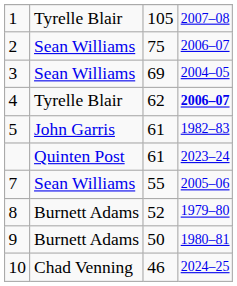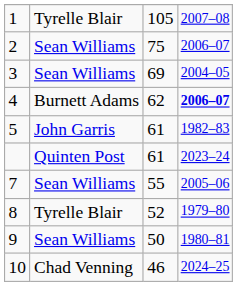(78, 101) Tyrelle Blair -> (87, 101) Burnett Adams
(87, 211) Burnett Adams -> (78, 211) Tyrelle Blair
(87, 239) Burnett Adams -> (85, 239) Sean Williams
